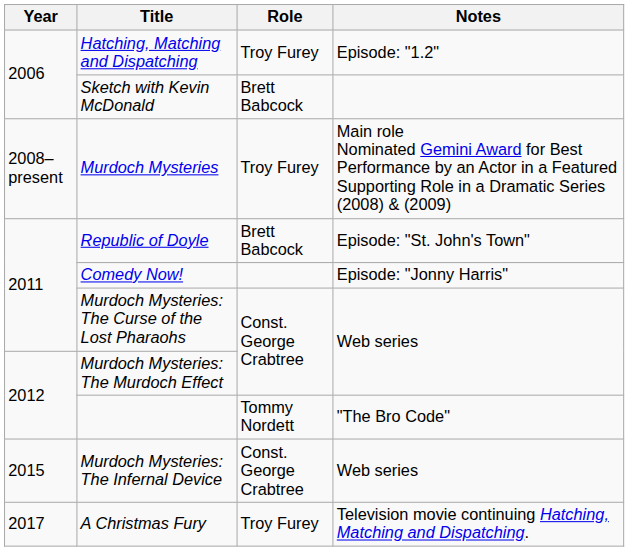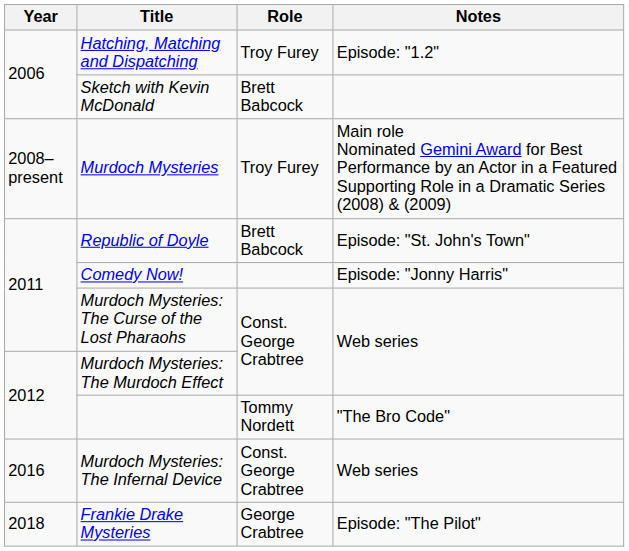(26, 470) 2015 -> (26, 470) 2016
- row: (143, 524)
+ row: (132, 524)
